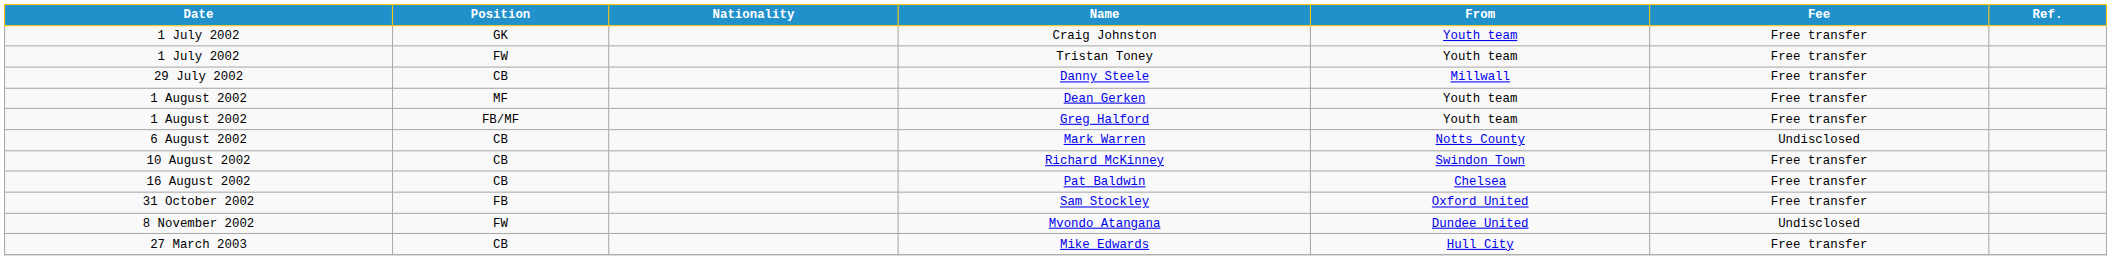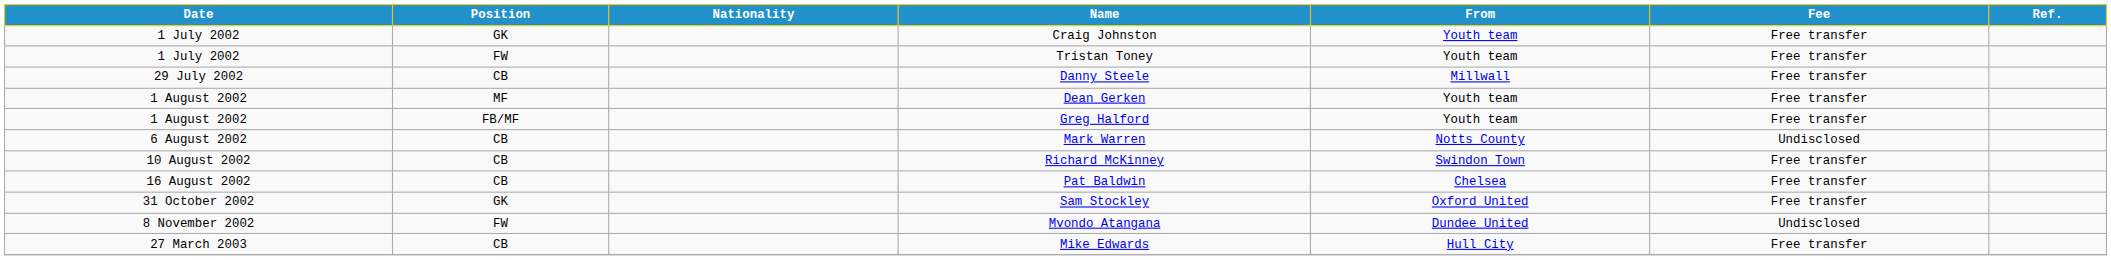(501, 202) FB -> (501, 202) GK
